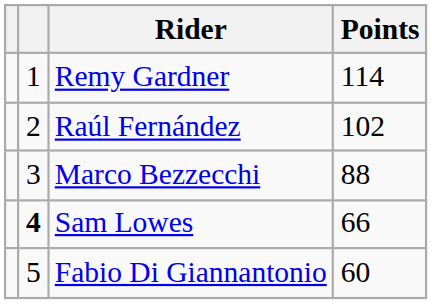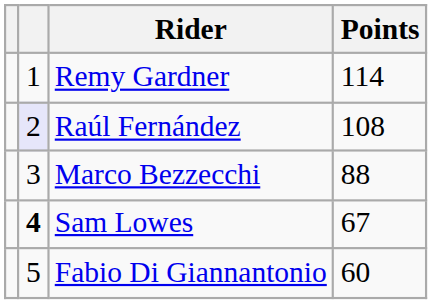(33, 125) no background -> (33, 125) lavender background
(363, 125) 102 -> (363, 125) 108
(356, 223) 66 -> (356, 223) 67
